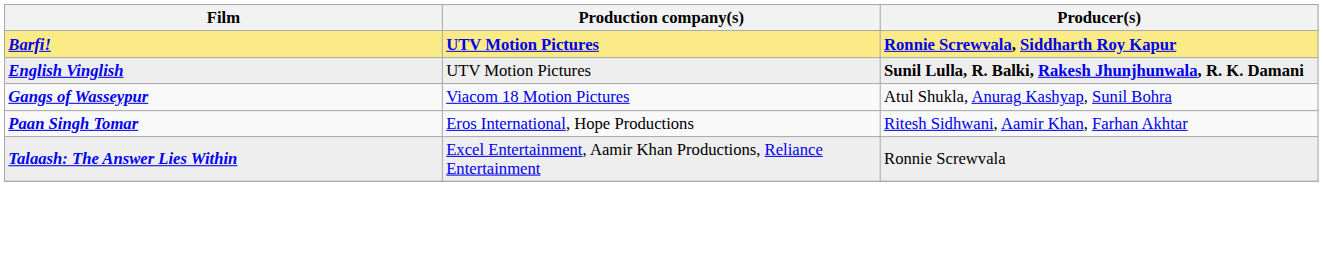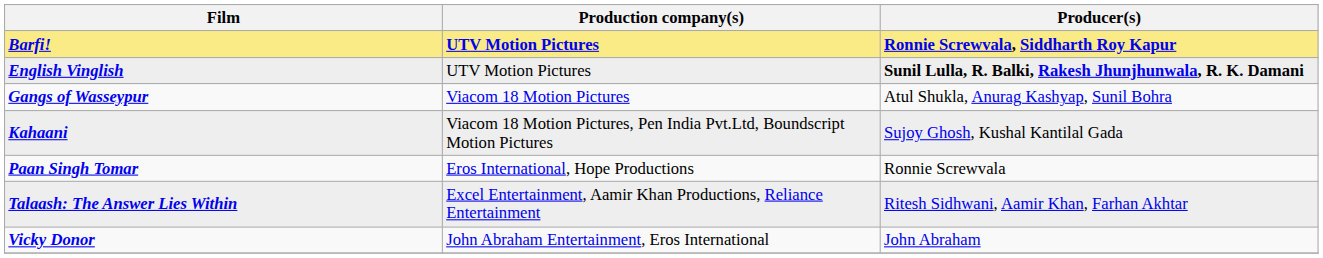+ row: (38, 132)
(1036, 123) Ritesh Sidhwani, Aamir Khan, Farhan Akhtar -> (945, 168) Ronnie Screwvala
(945, 159) Ronnie Screwvala -> (1036, 204) Ritesh Sidhwani, Aamir Khan, Farhan Akhtar
+ row: (52, 239)
